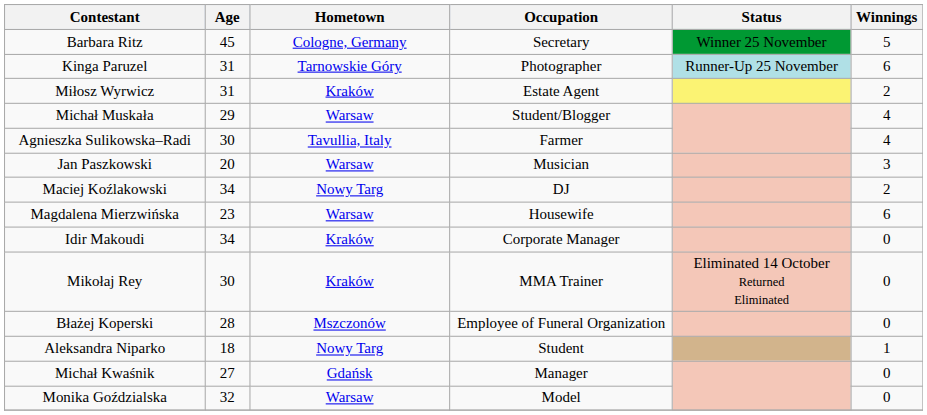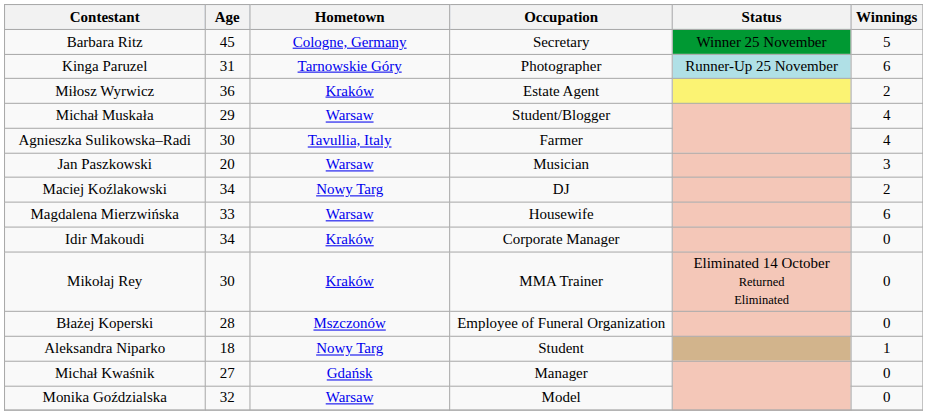(227, 91) 31 -> (227, 91) 36
(227, 214) 23 -> (227, 214) 33
